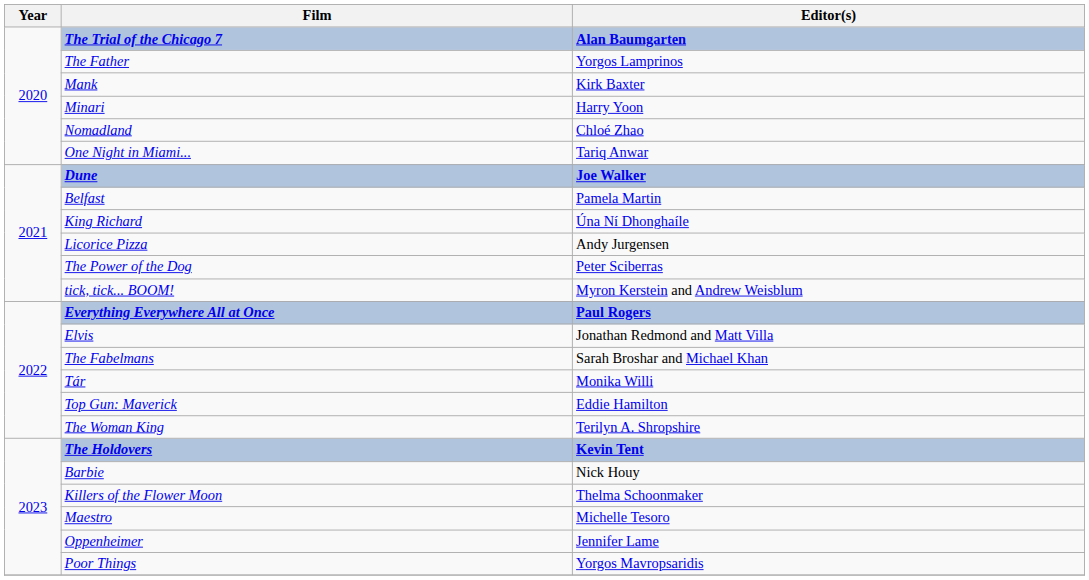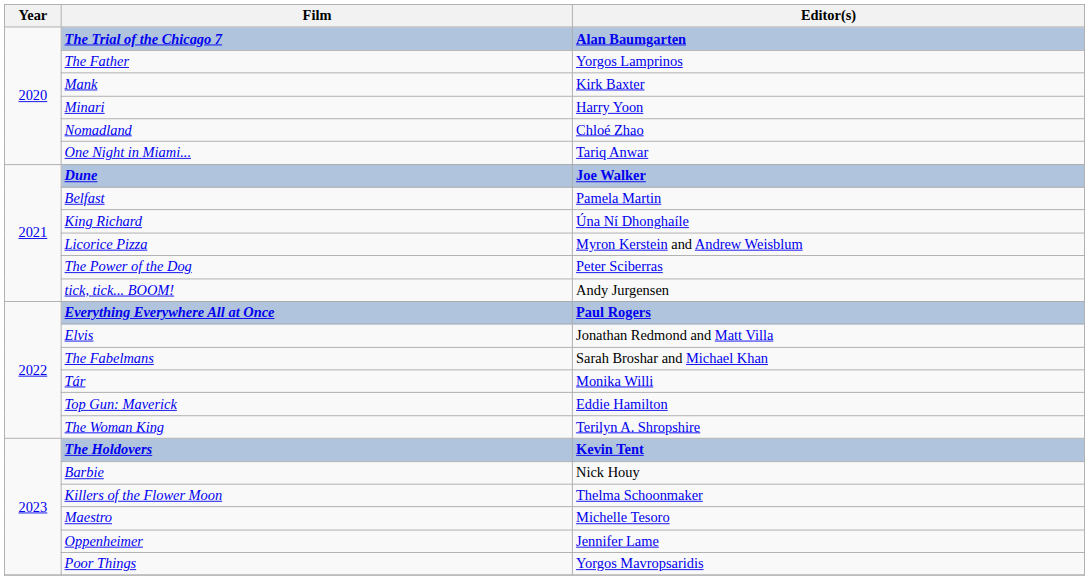(623, 244) Andy Jurgensen -> (689, 244) Myron Kerstein and Andrew Weisblum
(689, 289) Myron Kerstein and Andrew Weisblum -> (623, 289) Andy Jurgensen
